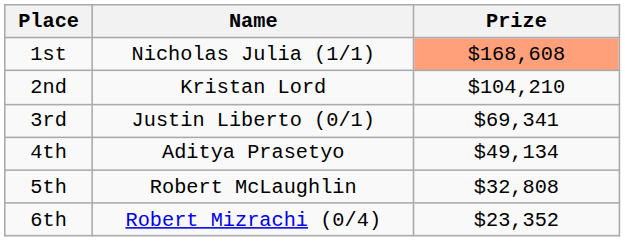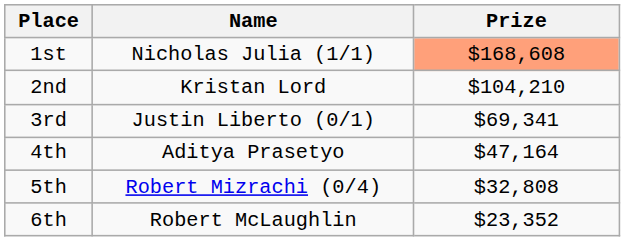(516, 154) $49,134 -> (516, 154) $47,164
(253, 187) Robert McLaughlin -> (253, 187) Robert Mizrachi (0/4)
(253, 220) Robert Mizrachi (0/4) -> (253, 220) Robert McLaughlin
